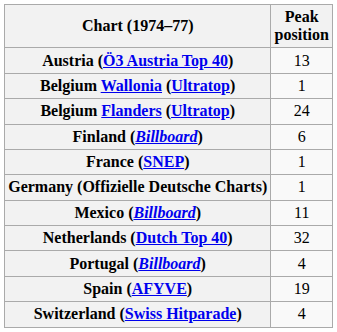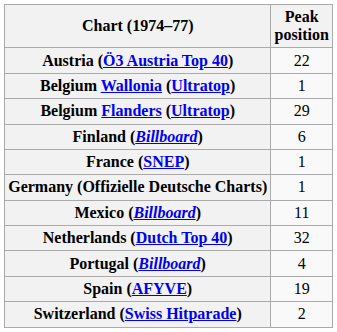(302, 60) 13 -> (302, 60) 22
(302, 111) 24 -> (302, 111) 29
(302, 314) 4 -> (302, 314) 2
